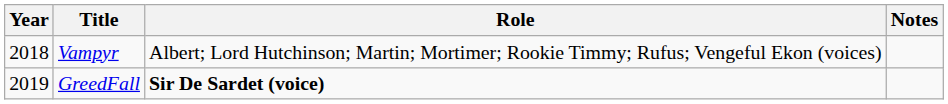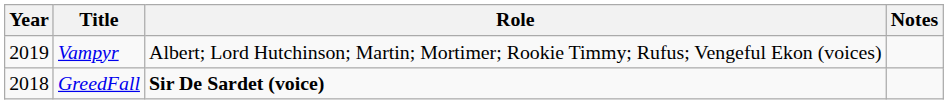(29, 51) 2018 -> (29, 51) 2019
(29, 83) 2019 -> (29, 83) 2018
